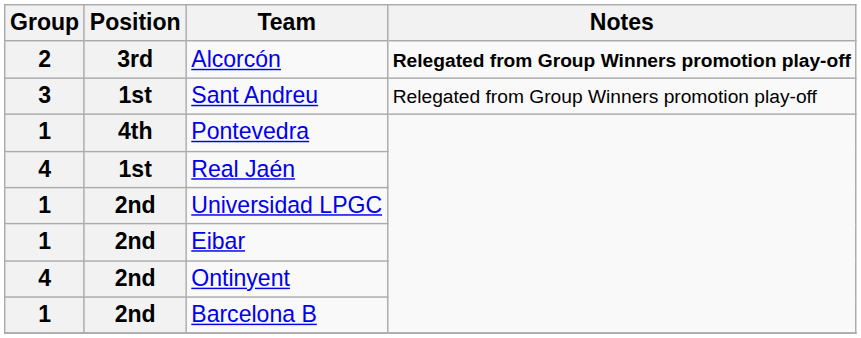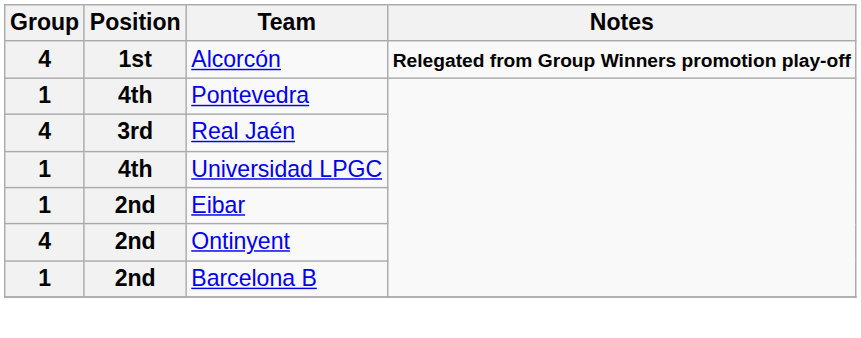(45, 59) 2 -> (45, 59) 4
(135, 59) 3rd -> (135, 59) 1st
- row: (255, 95)
(135, 168) 1st -> (135, 132) 3rd
(135, 205) 2nd -> (135, 168) 4th
